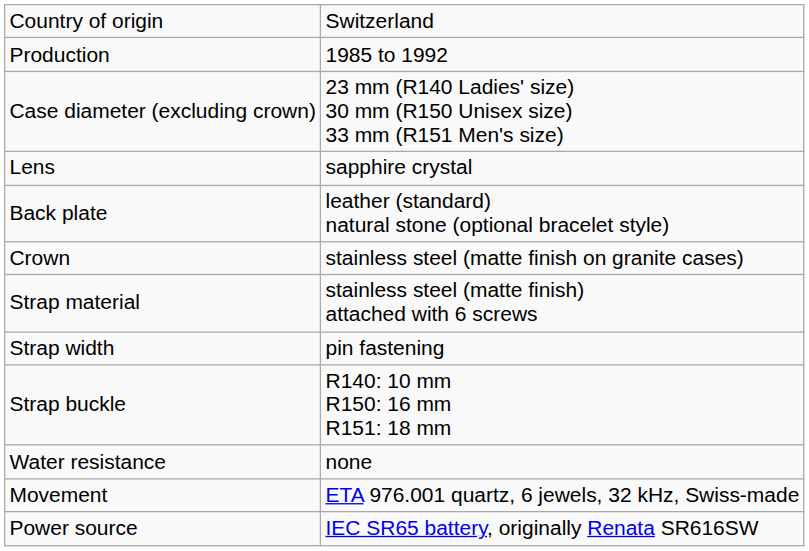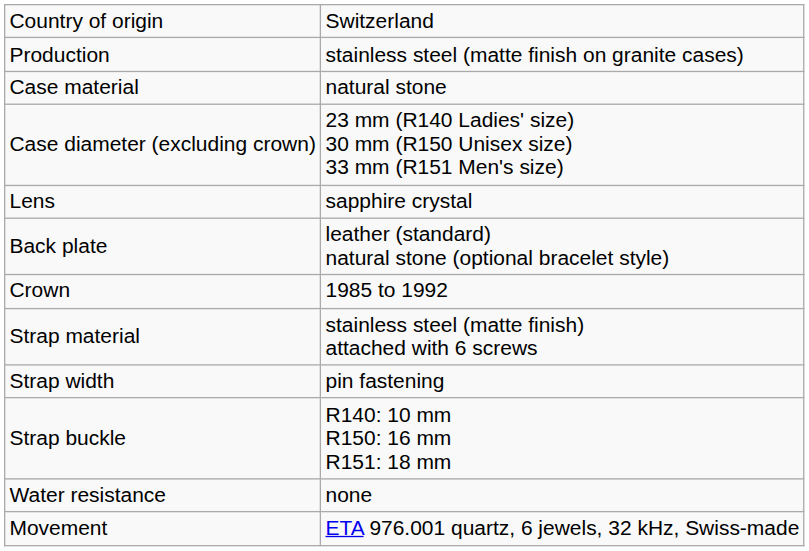(387, 54) 1985 to 1992 -> (535, 54) stainless steel (matte finish on granite cases)
+ row: (74, 87)
(535, 258) stainless steel (matte finish on granite cases) -> (387, 291) 1985 to 1992
- row: (74, 528)
